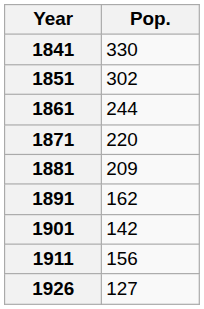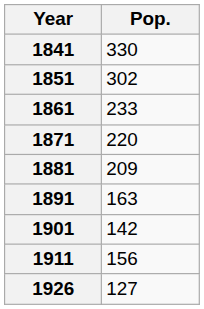(122, 109) 244 -> (122, 109) 233
(122, 199) 162 -> (122, 199) 163
